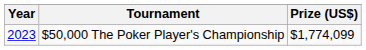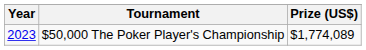(322, 34) $1,774,099 -> (322, 34) $1,774,089
